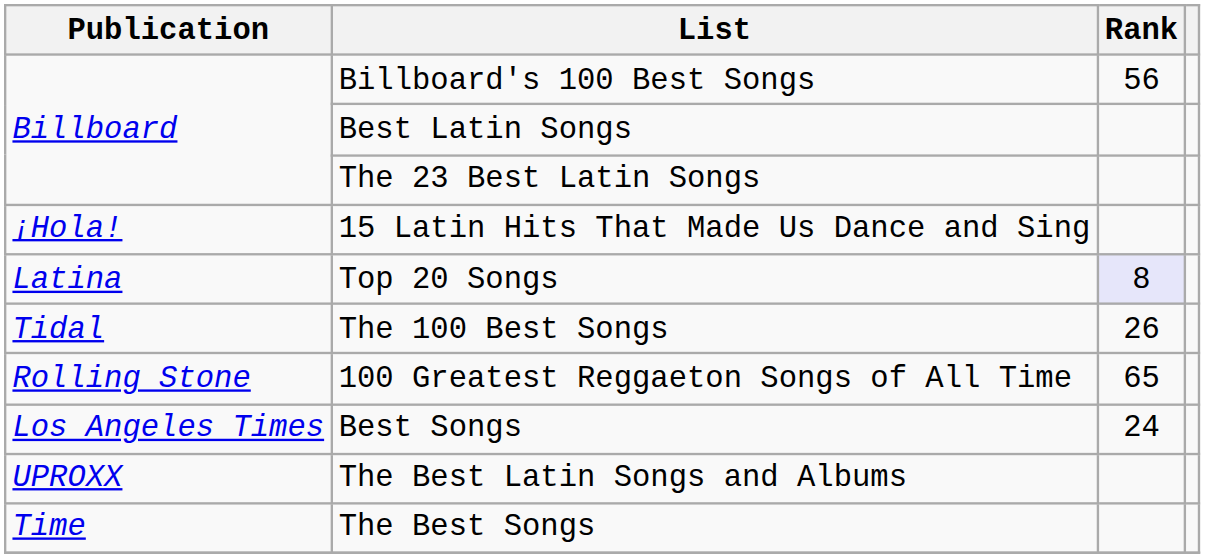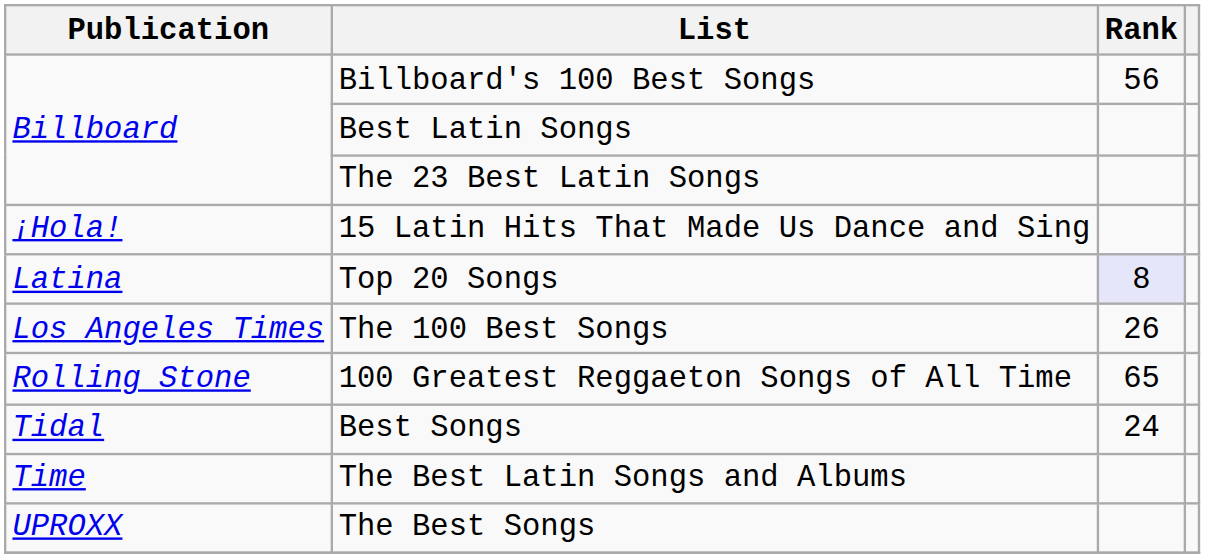(58, 329) Tidal -> (168, 329) Los Angeles Times
(168, 428) Los Angeles Times -> (58, 428) Tidal
(67, 478) UPROXX -> (49, 478) Time
(49, 528) Time -> (67, 528) UPROXX
